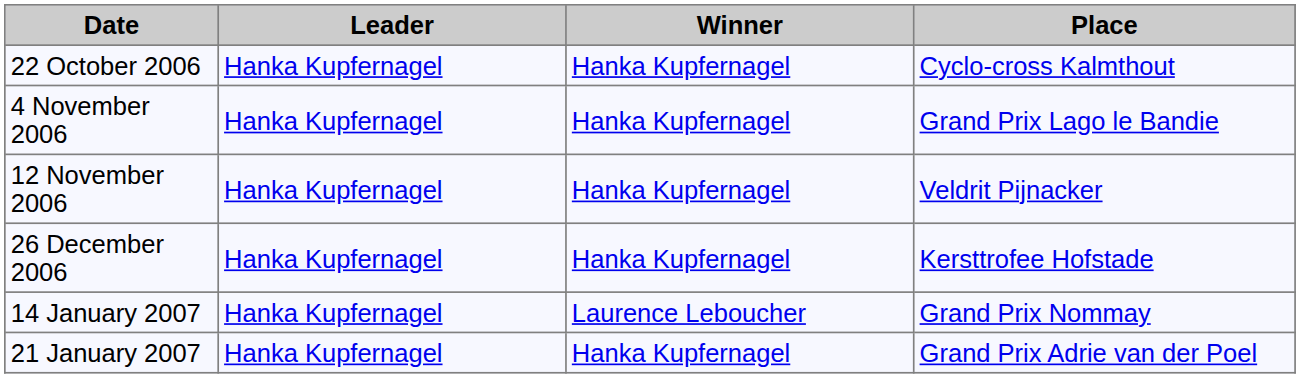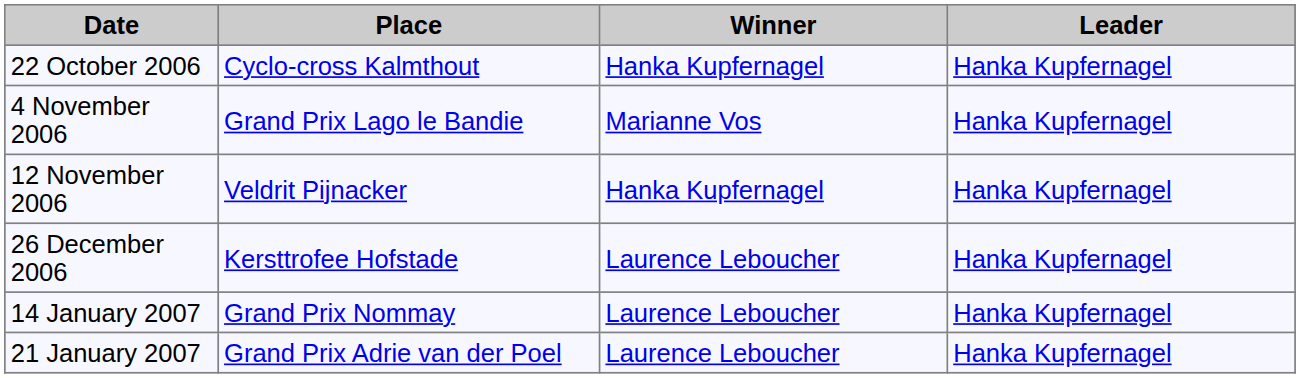columns swapped: (1104, 25) <-> (392, 25)
(681, 120) Hanka Kupfernagel -> (683, 120) Marianne Vos
(681, 258) Hanka Kupfernagel -> (722, 258) Laurence Leboucher
(681, 353) Hanka Kupfernagel -> (722, 353) Laurence Leboucher
